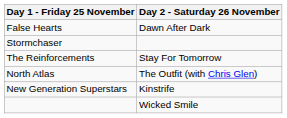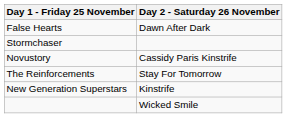+ row: (29, 58)
- row: (30, 74)
